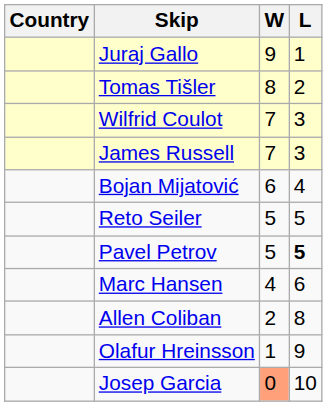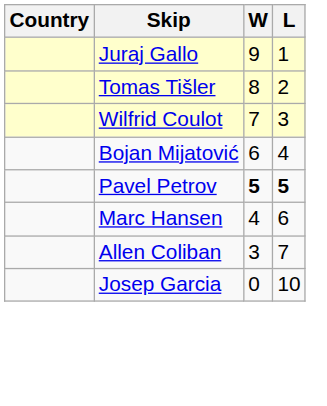- row: (166, 152)
- row: (150, 218)
(270, 251) normal -> (254, 185) bold
(270, 317) 2 -> (254, 251) 3
(299, 317) 8 -> (283, 251) 7
- row: (177, 350)
(270, 383) lightsalmon background -> (254, 284) no background
